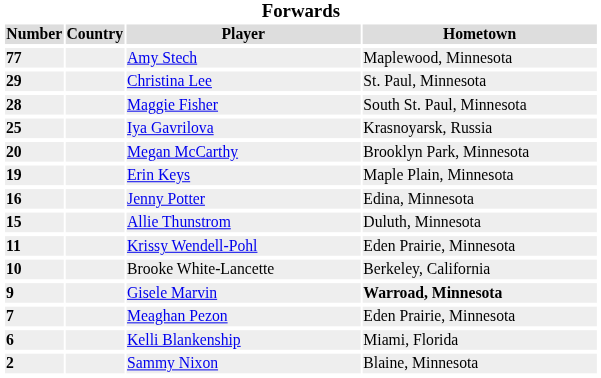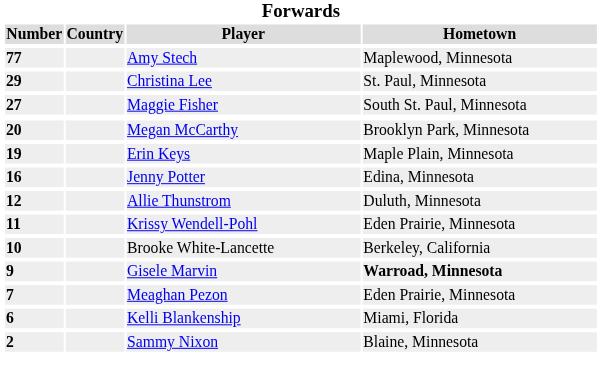(14, 104) 28 -> (14, 104) 27
- row: (170, 128)
(14, 222) 15 -> (14, 200) 12
